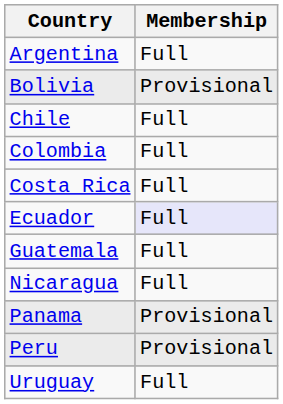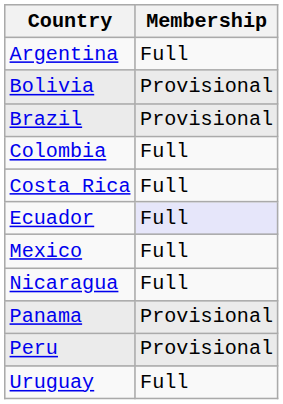+ row: (46, 120)
- row: (40, 120)
- row: (64, 251)
+ row: (46, 251)
